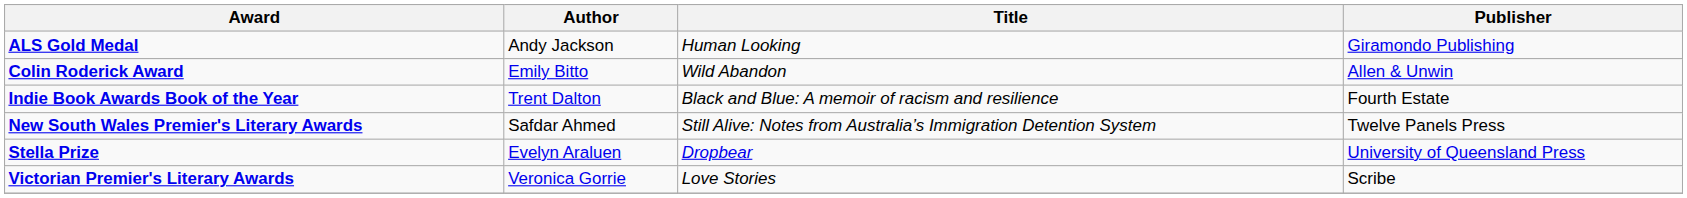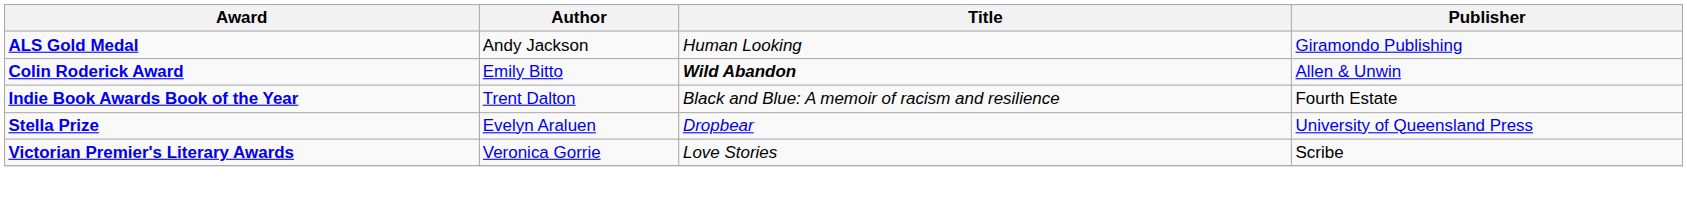(734, 71) normal -> (740, 71) bold
- row: (185, 125)
